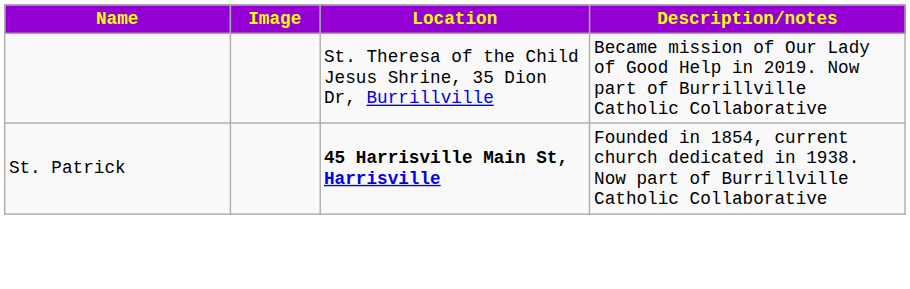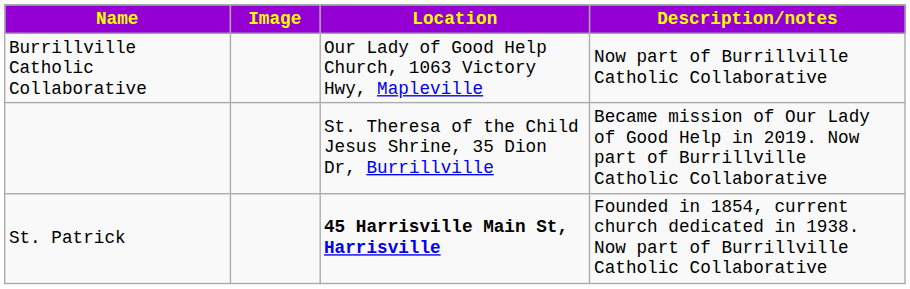+ row: (78, 68)
